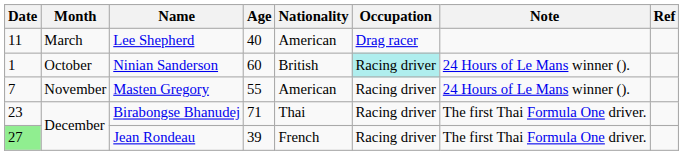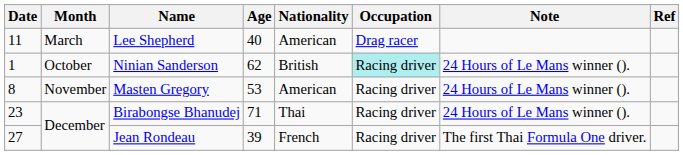(254, 64) 60 -> (254, 64) 62
(12, 88) 7 -> (12, 88) 8
(254, 88) 55 -> (254, 88) 53
(545, 113) The first Thai Formula One driver. -> (536, 113) 24 Hours of Le Mans winner ().
(15, 137) lightgreen background -> (15, 137) no background
